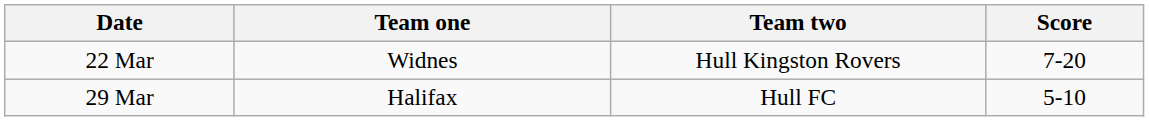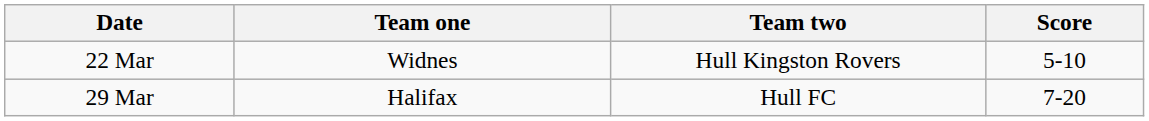(1064, 60) 7-20 -> (1064, 60) 5-10
(1064, 97) 5-10 -> (1064, 97) 7-20
